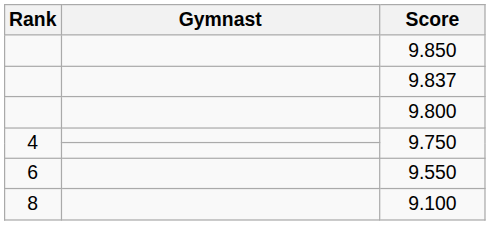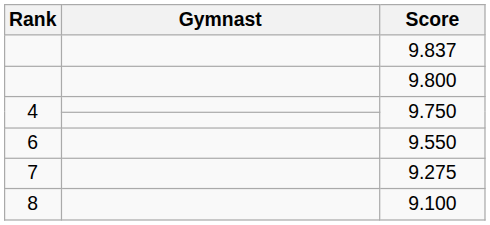- row: (33, 51)
+ row: (33, 173)
